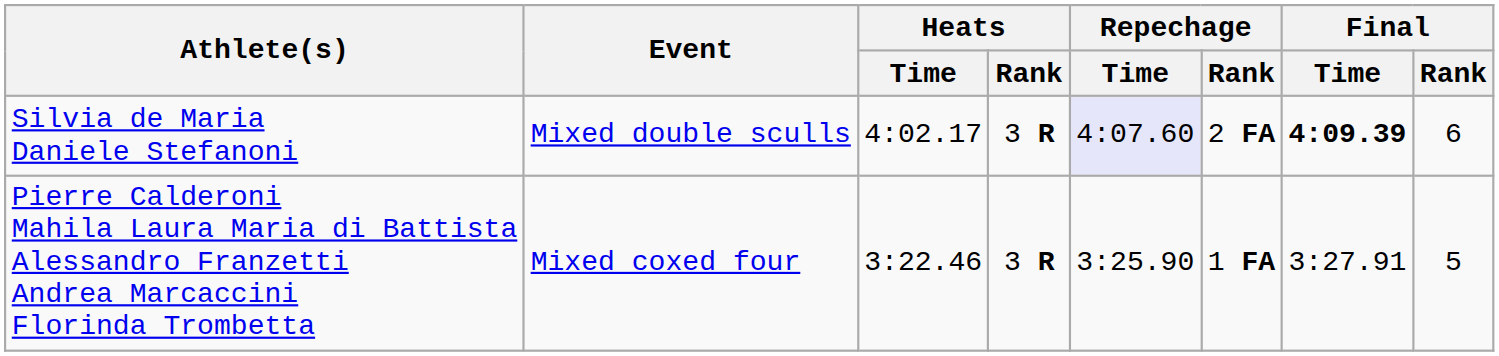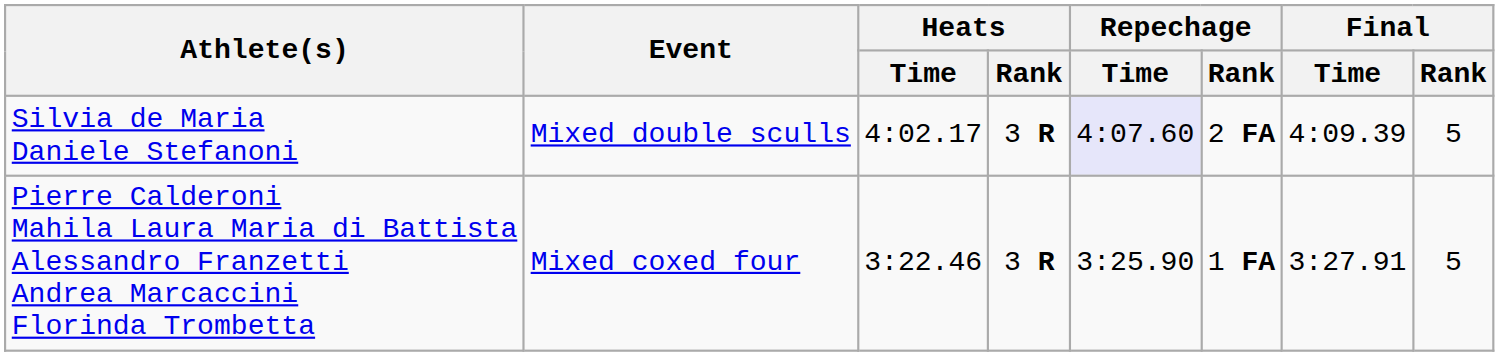(1347, 136) bold -> (1347, 136) normal
(1453, 136) 6 -> (1453, 136) 5
